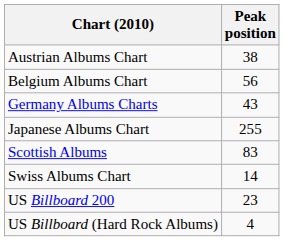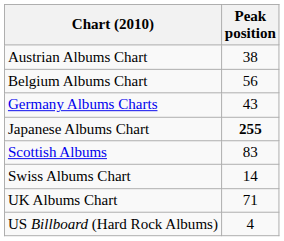(250, 128) normal -> (250, 128) bold
+ row: (63, 200)
- row: (61, 200)
